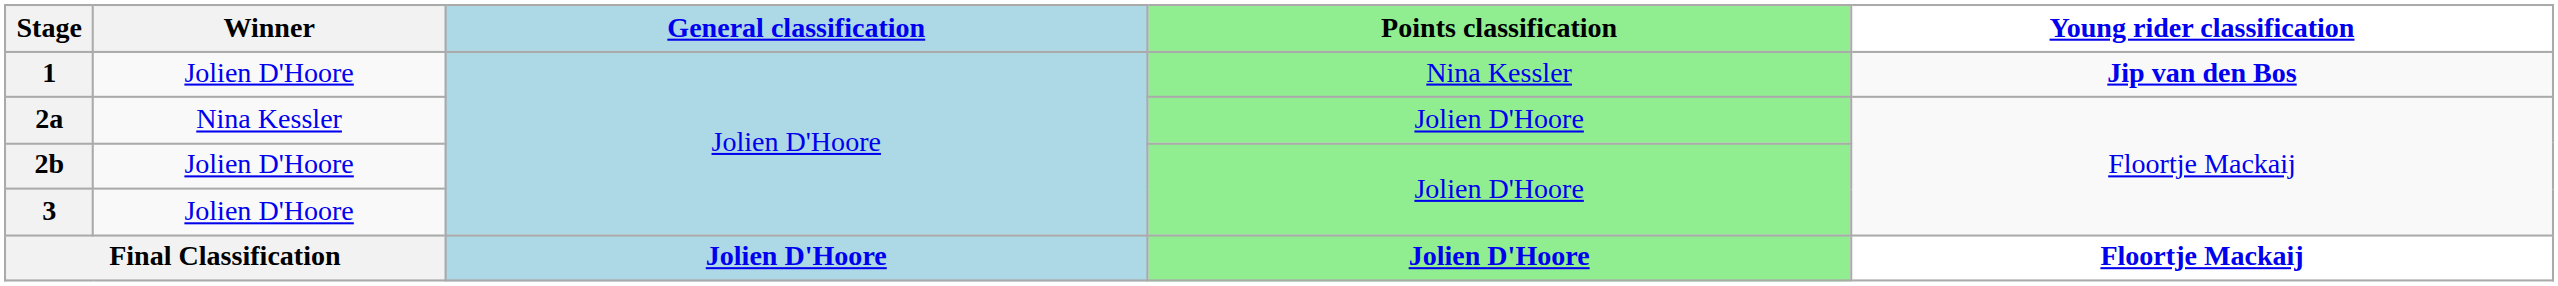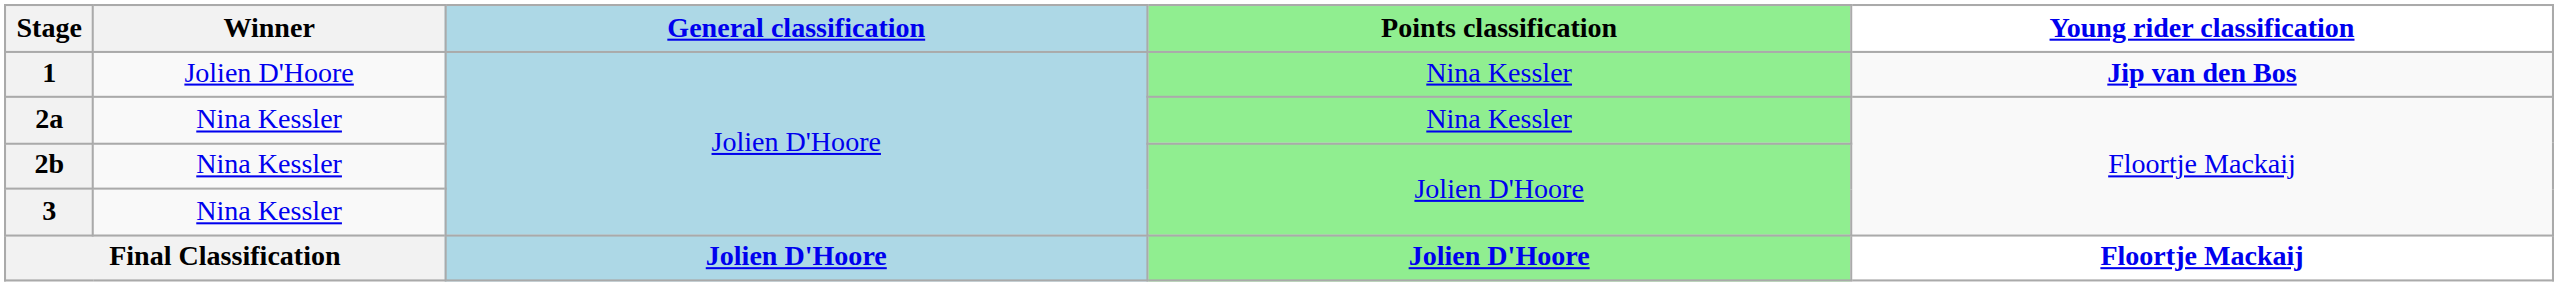(1499, 118) Jolien D'Hoore -> (1499, 118) Nina Kessler
(269, 164) Jolien D'Hoore -> (269, 164) Nina Kessler
(269, 210) Jolien D'Hoore -> (269, 210) Nina Kessler
